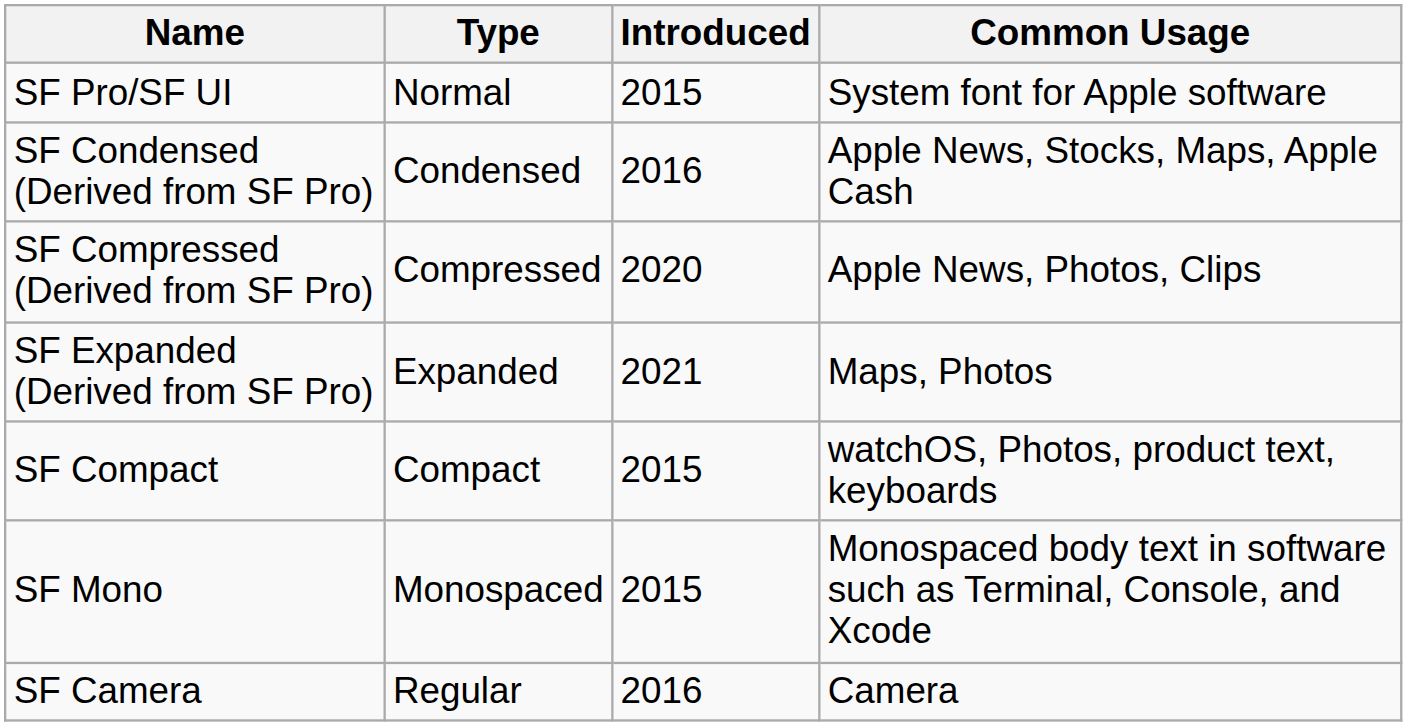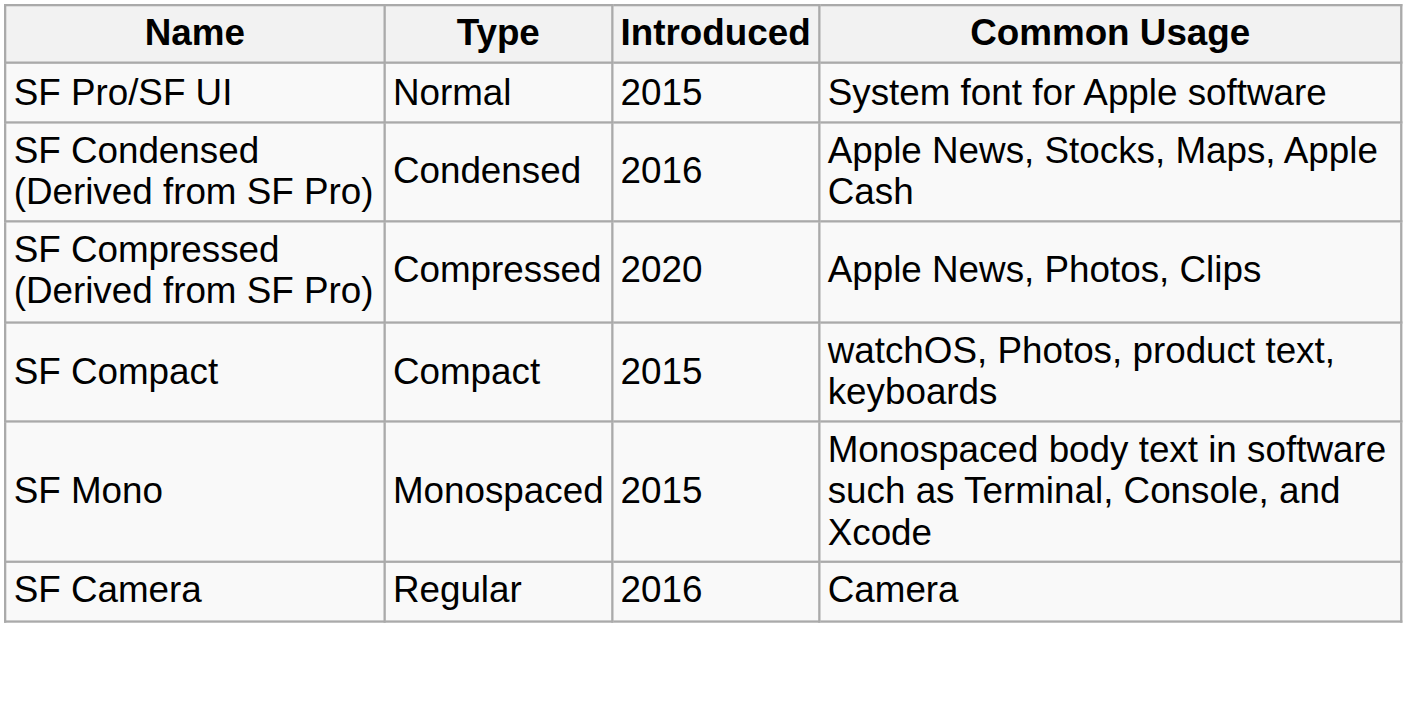- row: (194, 370)
